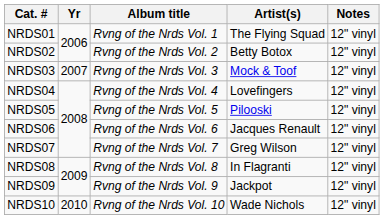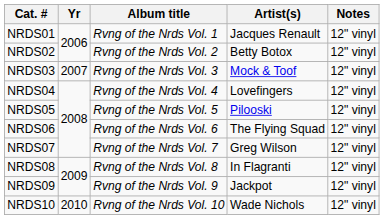(277, 33) The Flying Squad -> (275, 33) Jacques Renault
(275, 129) Jacques Renault -> (277, 129) The Flying Squad
